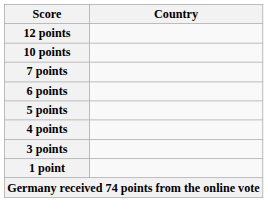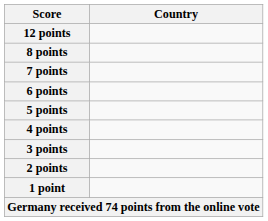- row: (47, 52)
+ row: (47, 52)
+ row: (47, 168)
